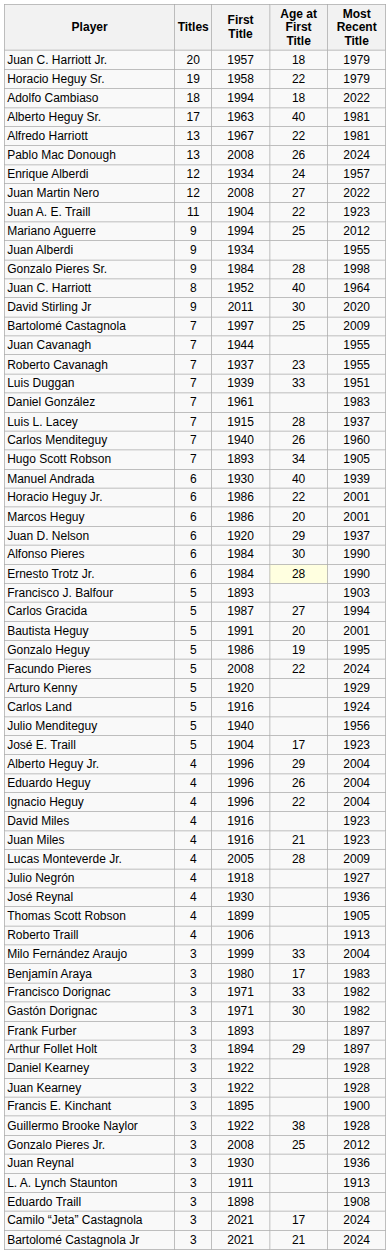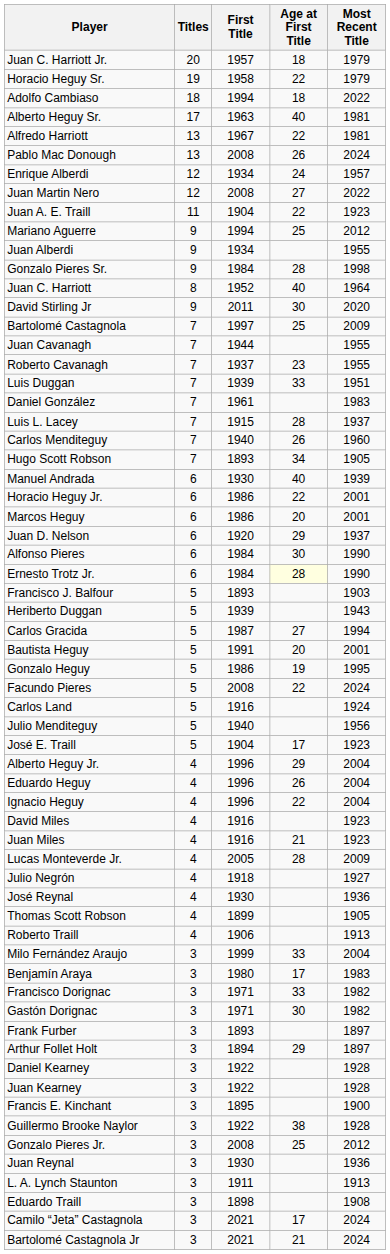+ row: (55, 611)
- row: (42, 688)
